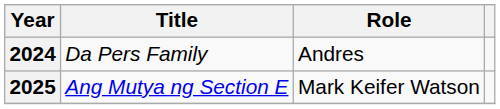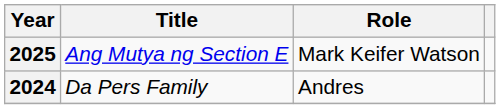rows swapped: (33, 53) <-> (33, 86)
